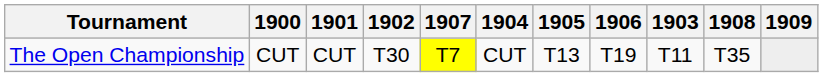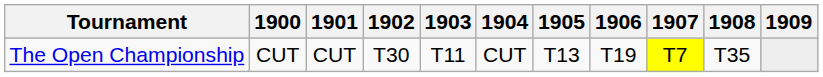columns swapped: (675, 22) <-> (448, 22)
